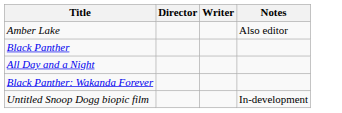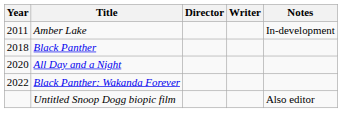+ column: (18, 13)
(263, 30) Also editor -> (300, 30) In-development
(274, 99) In-development -> (290, 99) Also editor
